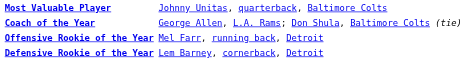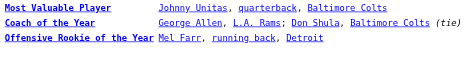- row: (79, 53)
